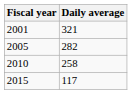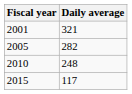(70, 64) 258 -> (70, 64) 248
